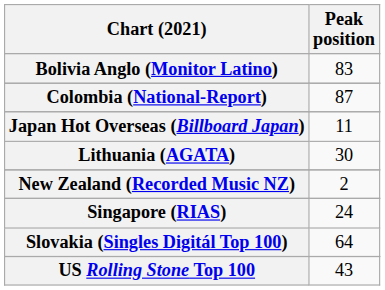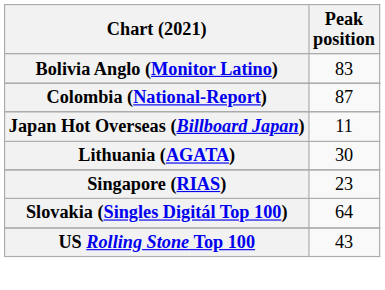- row: (157, 184)
(344, 213) 24 -> (344, 184) 23
